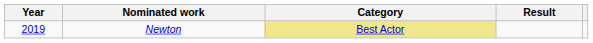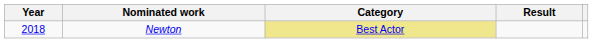(33, 29) 2019 -> (33, 29) 2018
